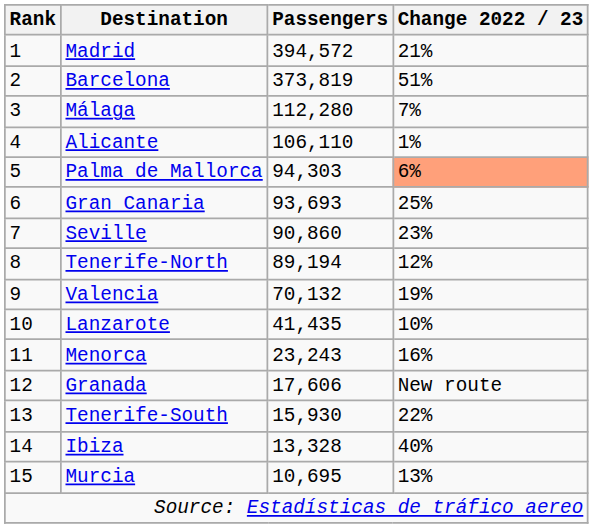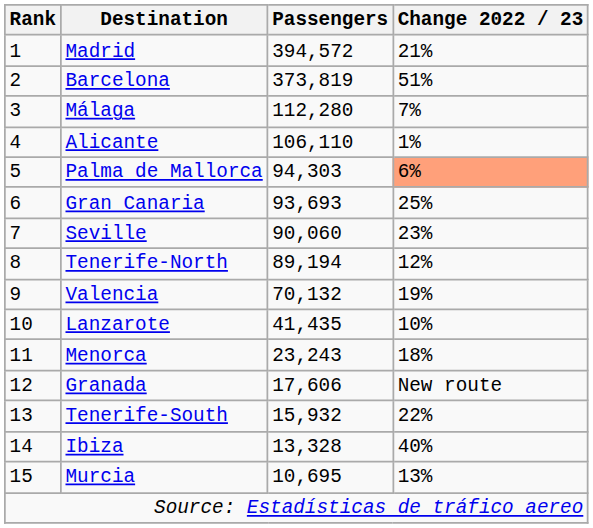(307, 233) 90,860 -> (307, 233) 90,060
(415, 355) 16% -> (415, 355) 18%
(307, 416) 15,930 -> (307, 416) 15,932
